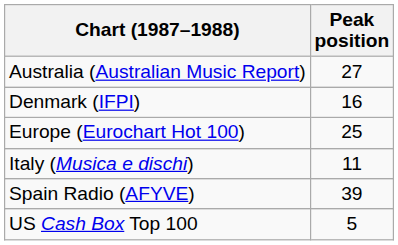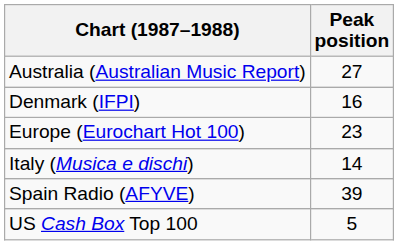(352, 132) 25 -> (352, 132) 23
(352, 163) 11 -> (352, 163) 14
